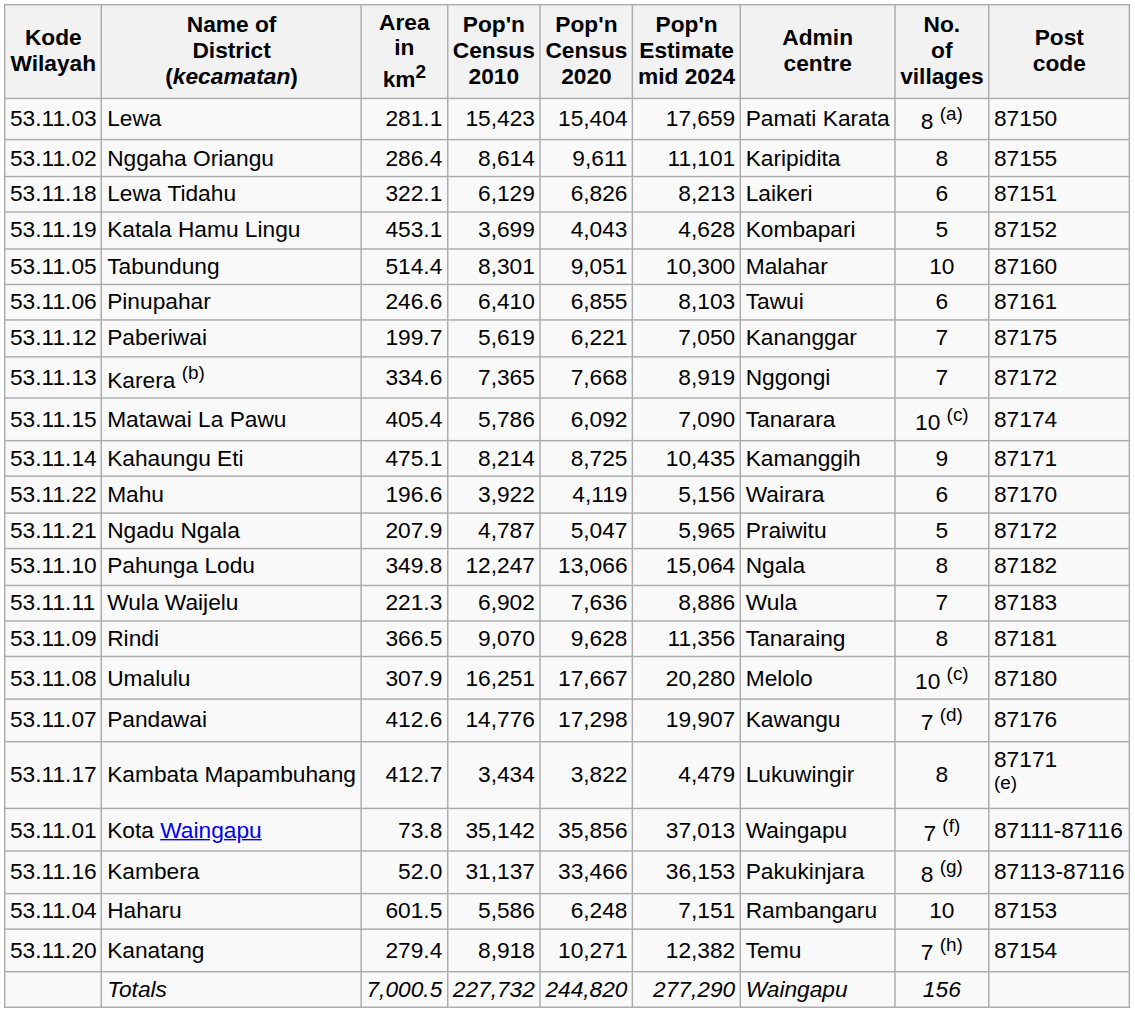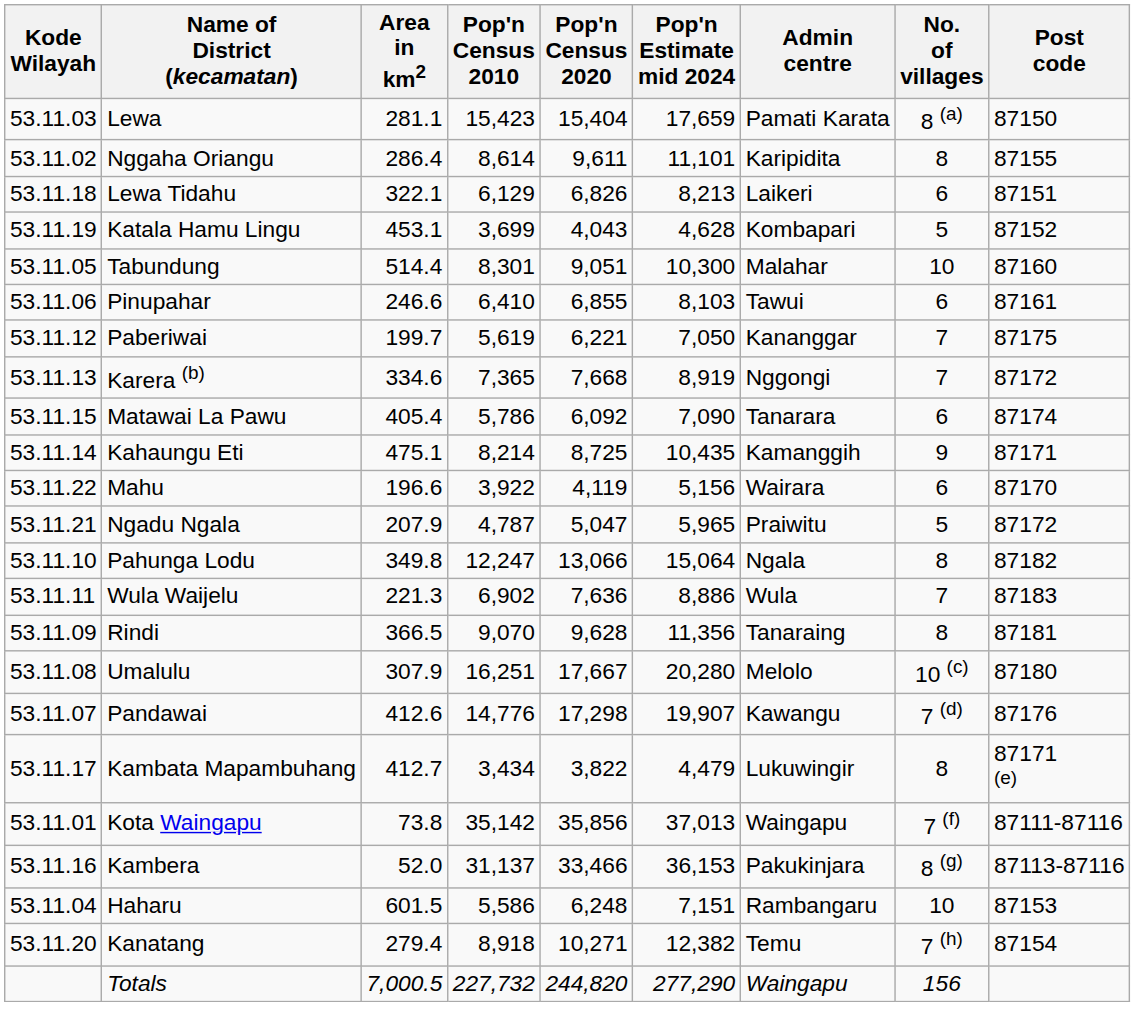(942, 419) 10 (c) -> (942, 416) 6
